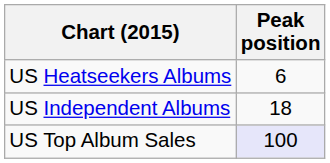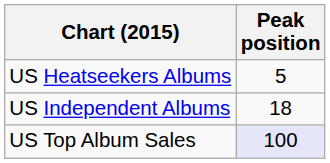(281, 76) 6 -> (281, 76) 5
